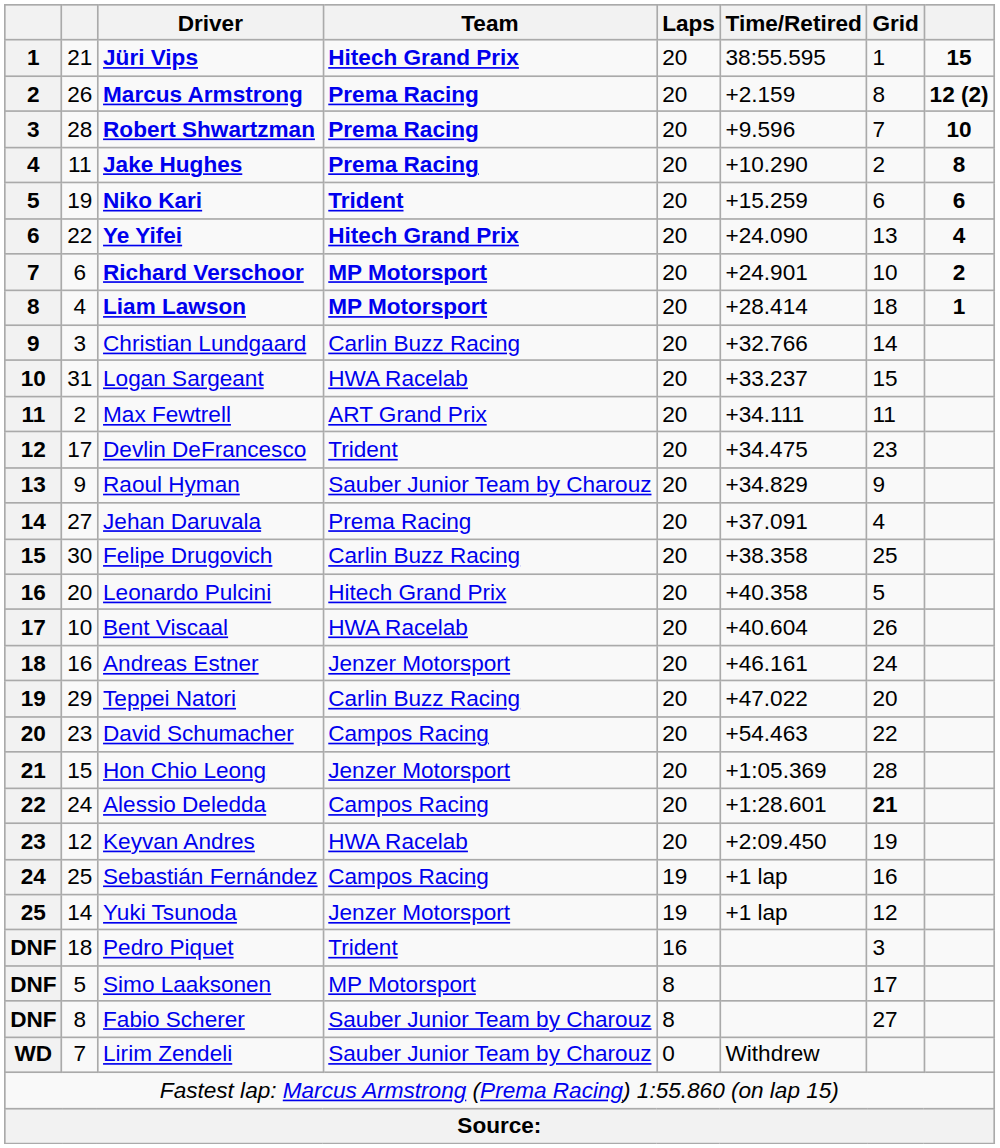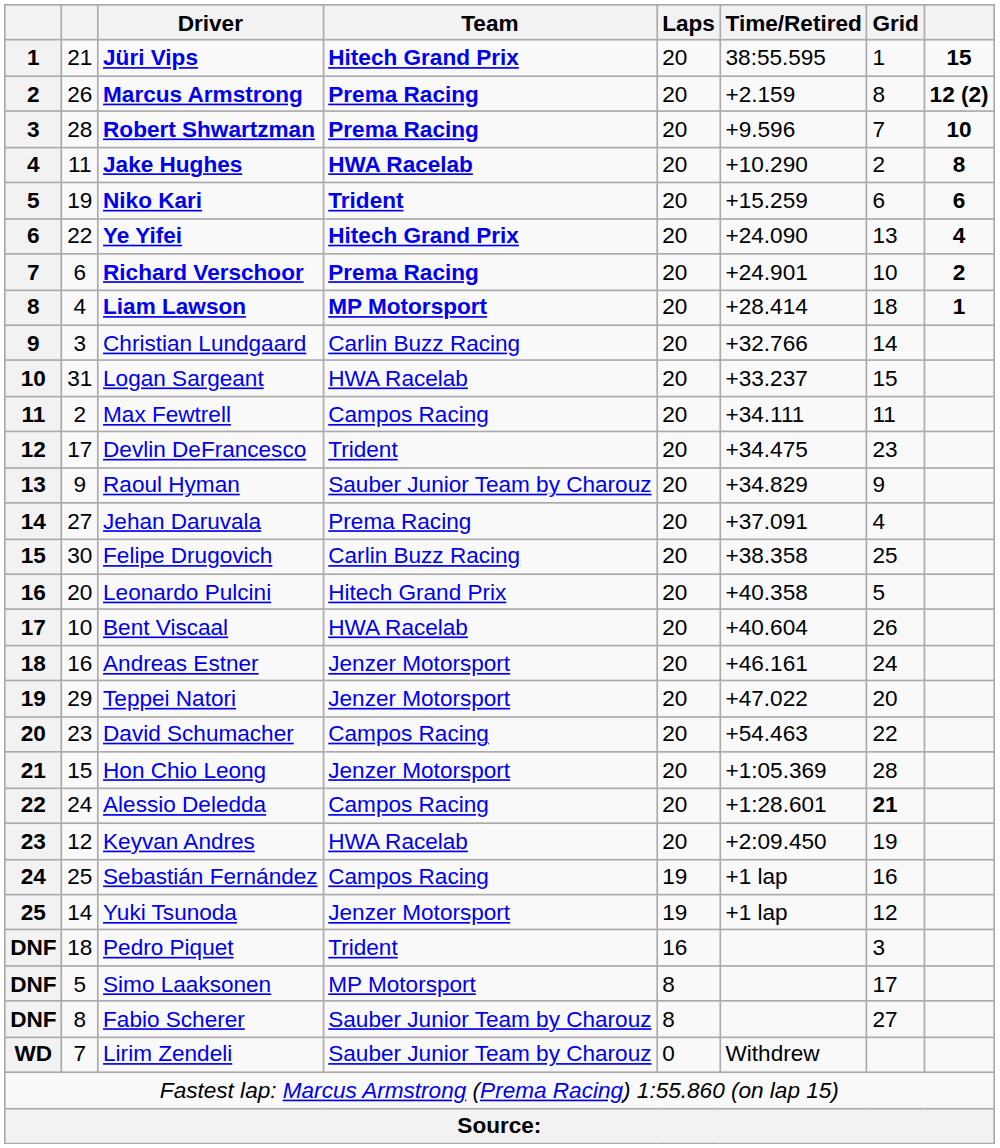(404, 165) Prema Racing -> (401, 165) HWA Racelab
(408, 271) MP Motorsport -> (404, 271) Prema Racing
(407, 414) ART Grand Prix -> (409, 414) Campos Racing
(424, 698) Carlin Buzz Racing -> (419, 698) Jenzer Motorsport
